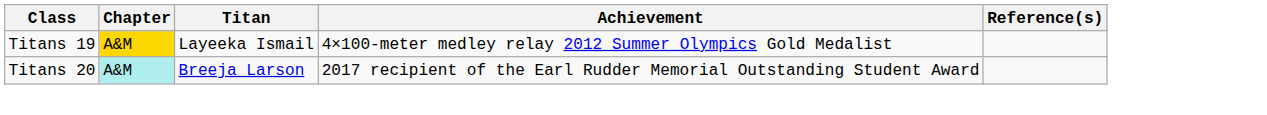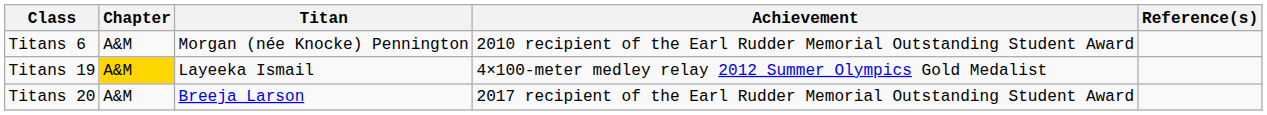+ row: (47, 44)
(118, 70) paleturquoise background -> (118, 97) no background
